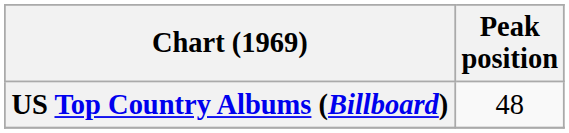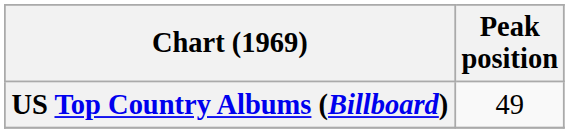(510, 104) 48 -> (510, 104) 49
